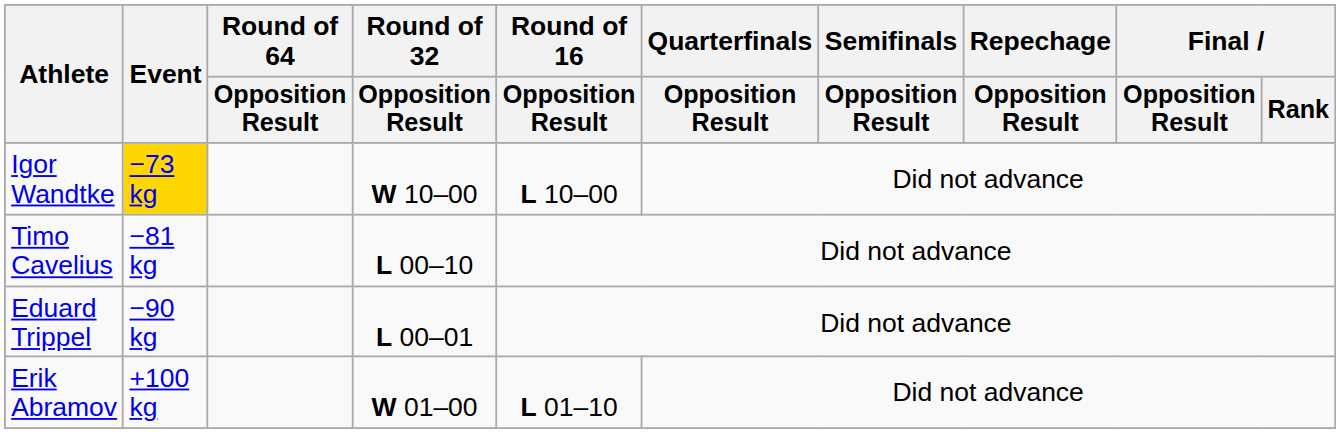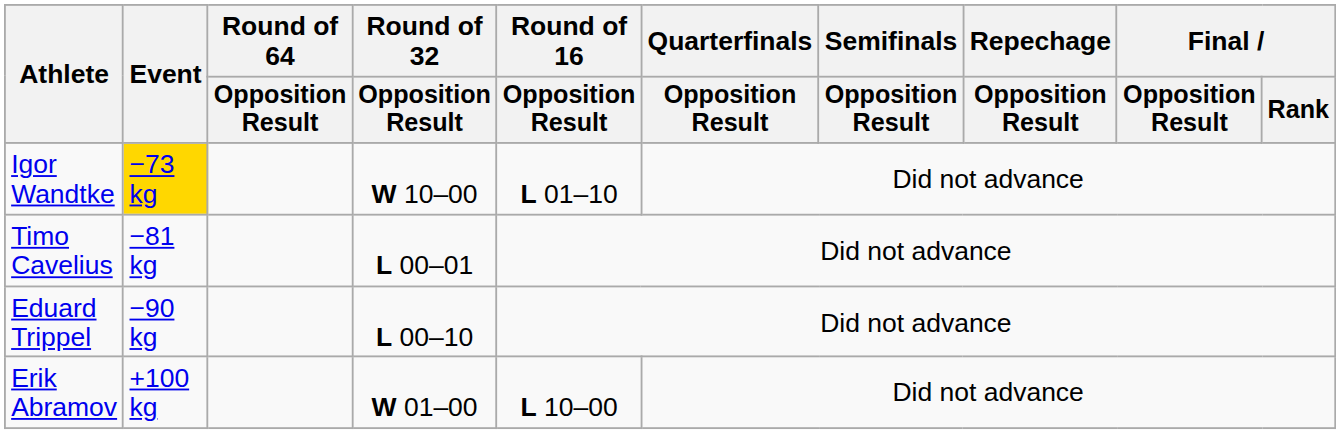(569, 194) L 10–00 -> (569, 194) L 01–10
(425, 265) L 00–10 -> (425, 265) L 00–01
(425, 337) L 00–01 -> (425, 337) L 00–10
(569, 408) L 01–10 -> (569, 408) L 10–00
